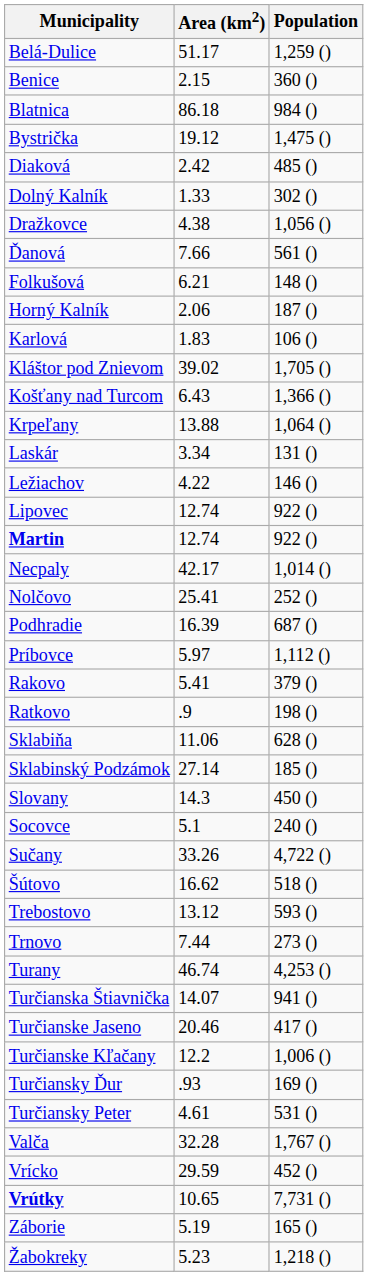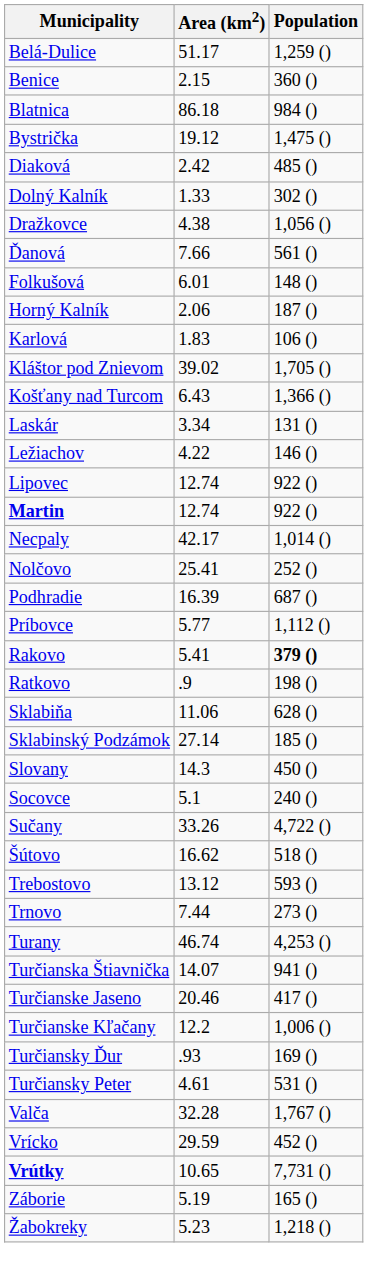(194, 281) 6.21 -> (194, 281) 6.01
- row: (44, 425)
(194, 654) 5.97 -> (194, 625) 5.77
(296, 683) normal -> (296, 654) bold
